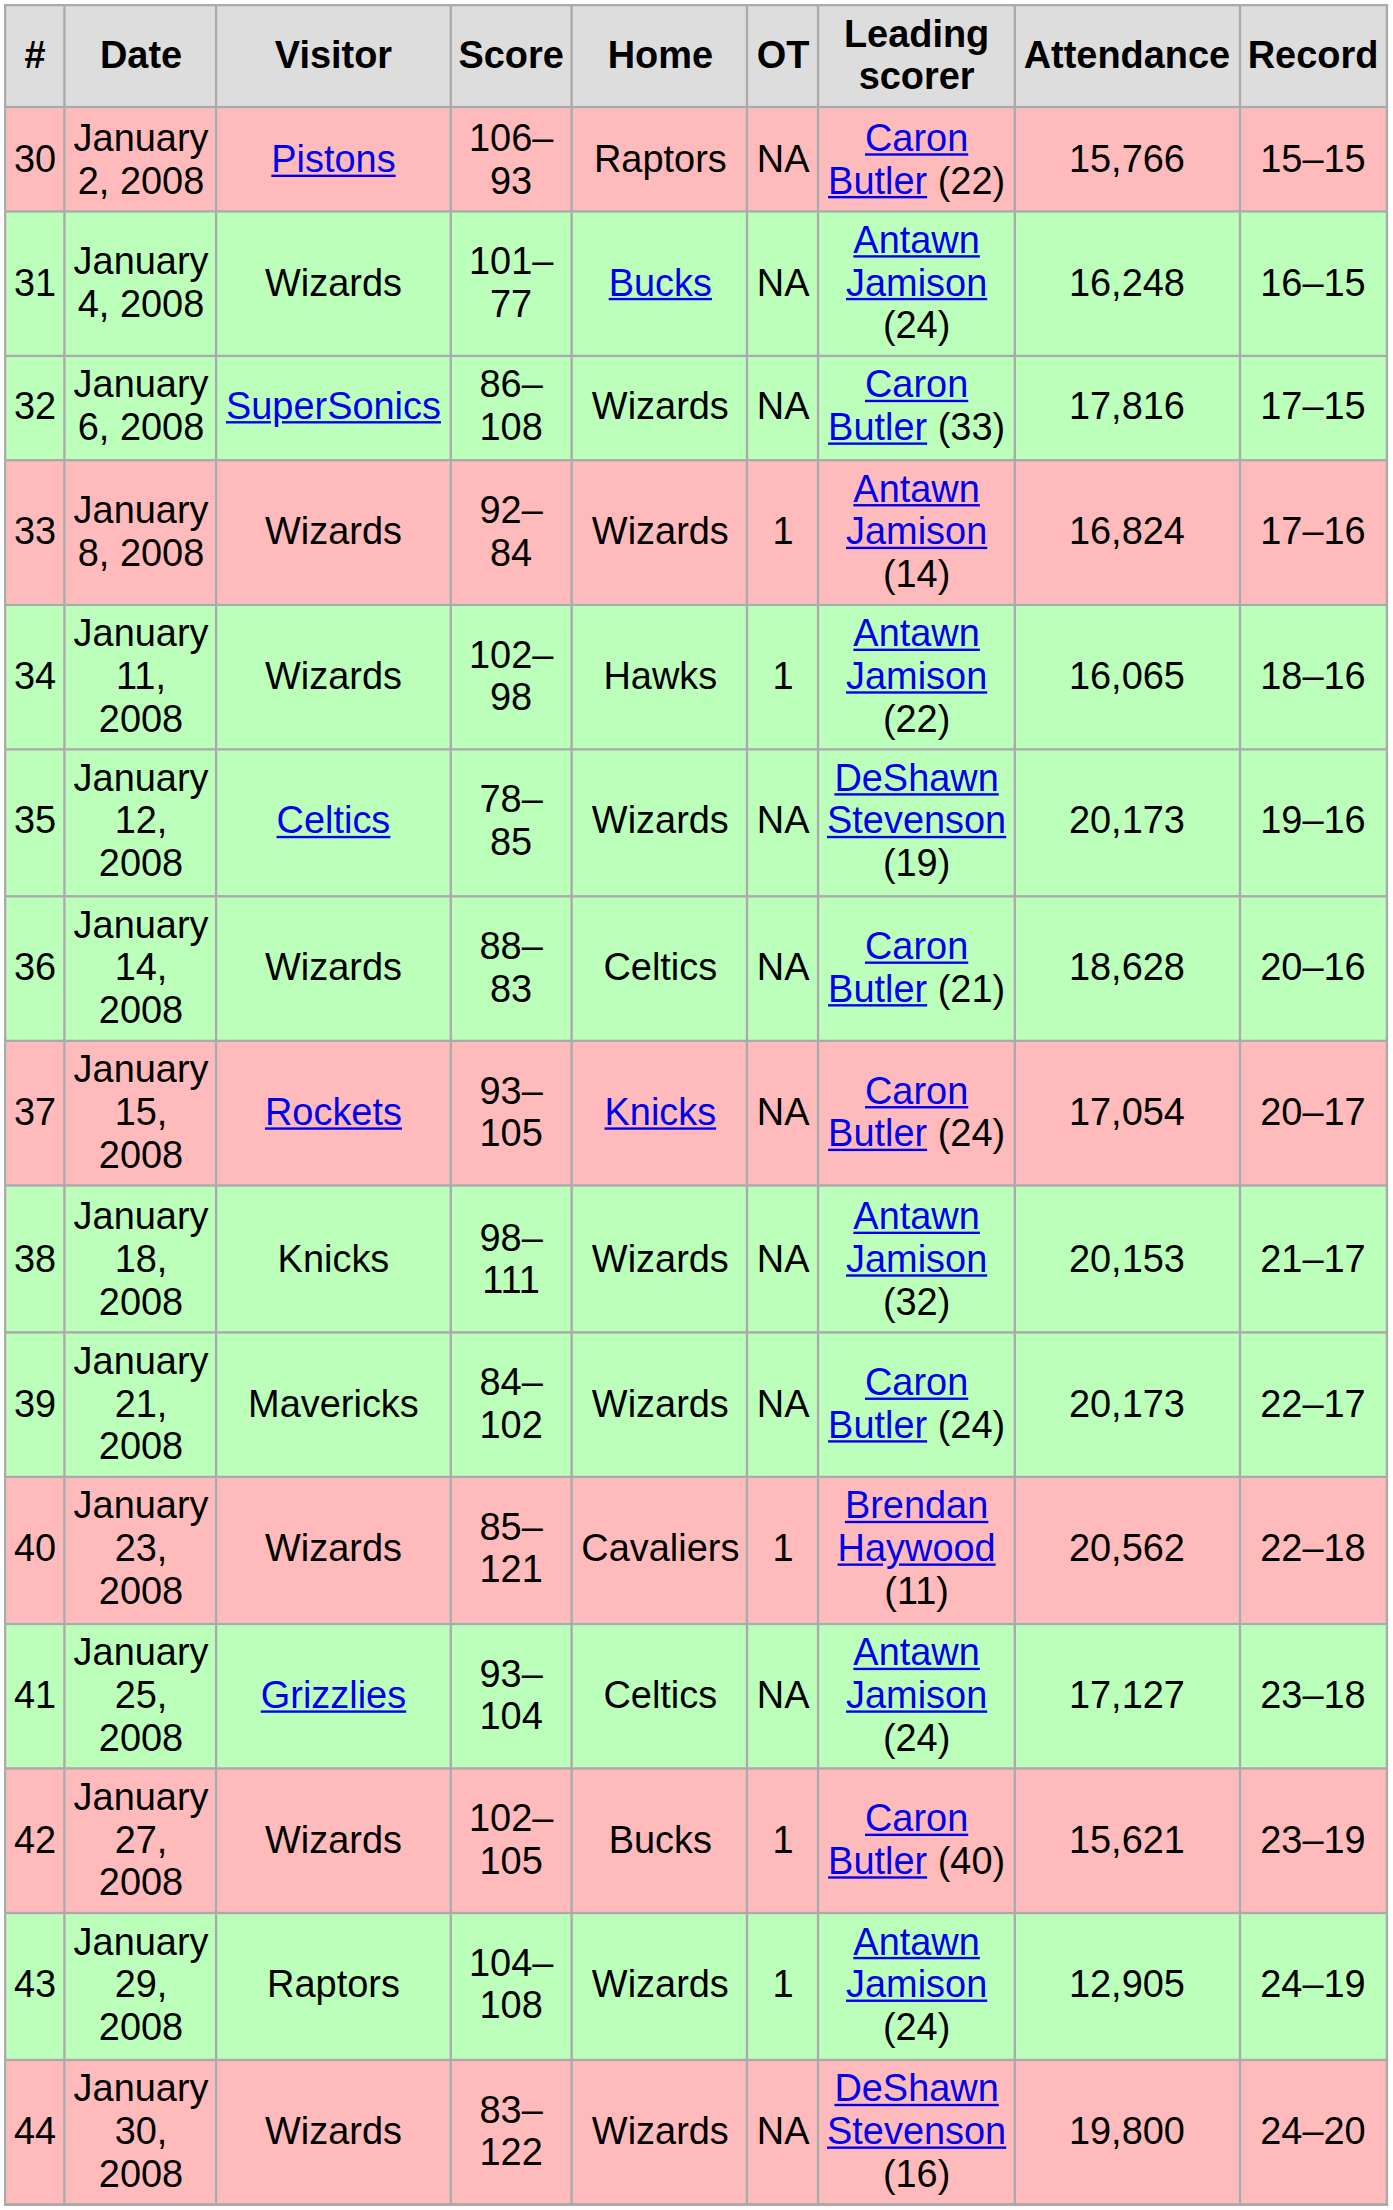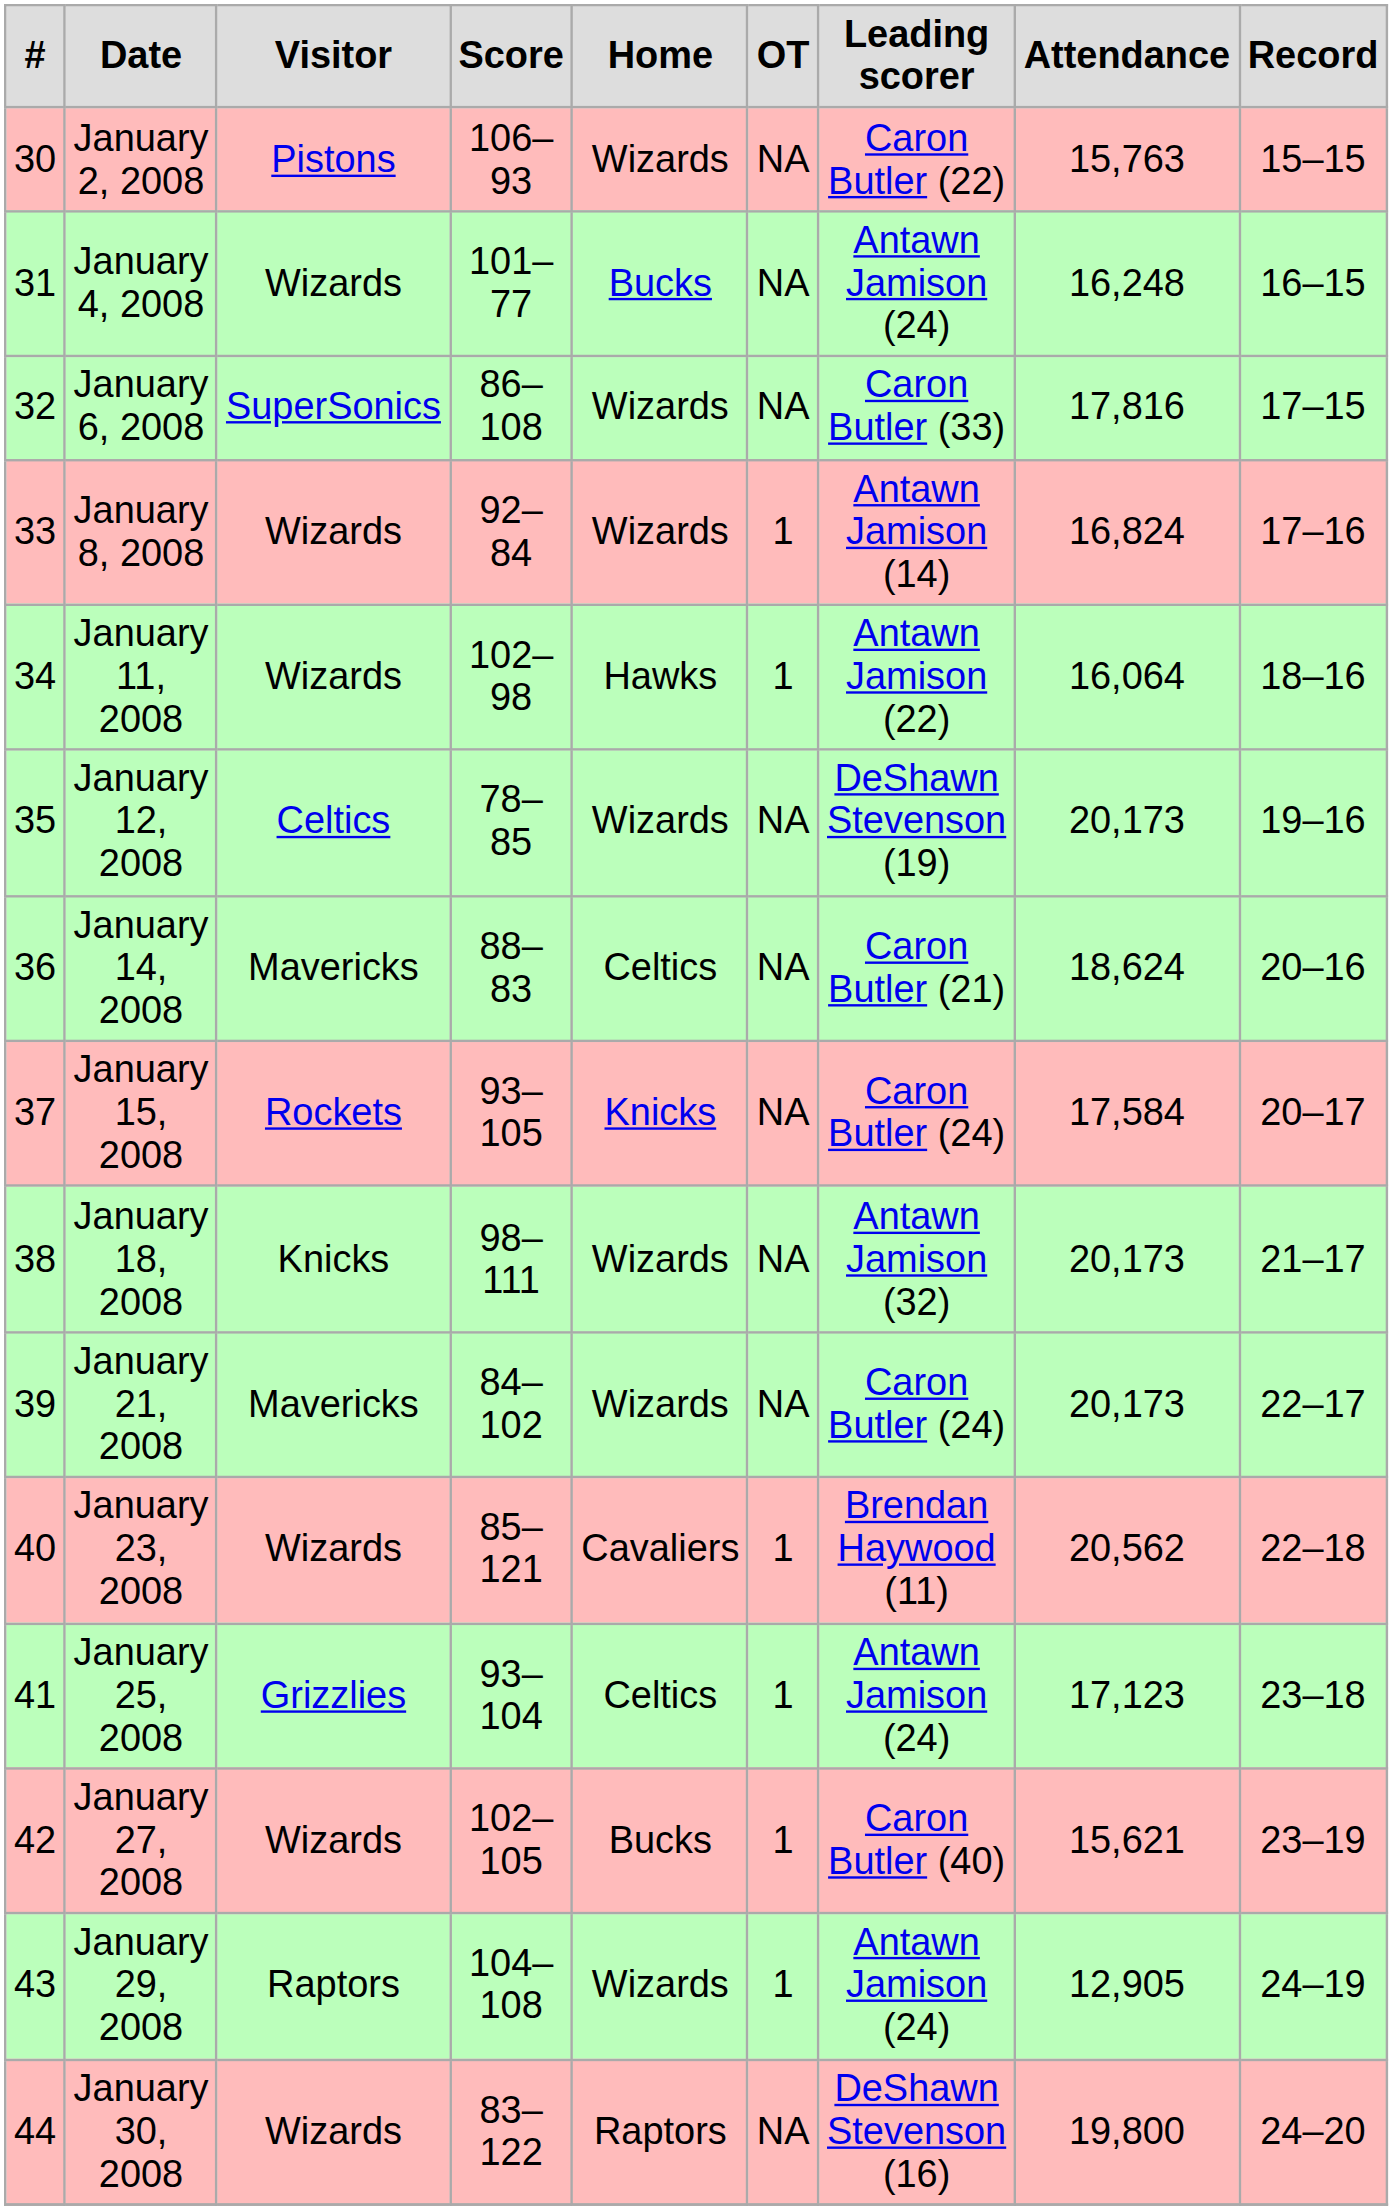(660, 158) Raptors -> (660, 158) Wizards
(1127, 158) 15,766 -> (1127, 158) 15,763
(1127, 676) 16,065 -> (1127, 676) 16,064
(333, 967) Wizards -> (333, 967) Mavericks
(1127, 967) 18,628 -> (1127, 967) 18,624
(1127, 1112) 17,054 -> (1127, 1112) 17,584
(1127, 1258) 20,153 -> (1127, 1258) 20,173
(783, 1694) NA -> (783, 1694) 1
(1127, 1694) 17,127 -> (1127, 1694) 17,123
(660, 2131) Wizards -> (660, 2131) Raptors
